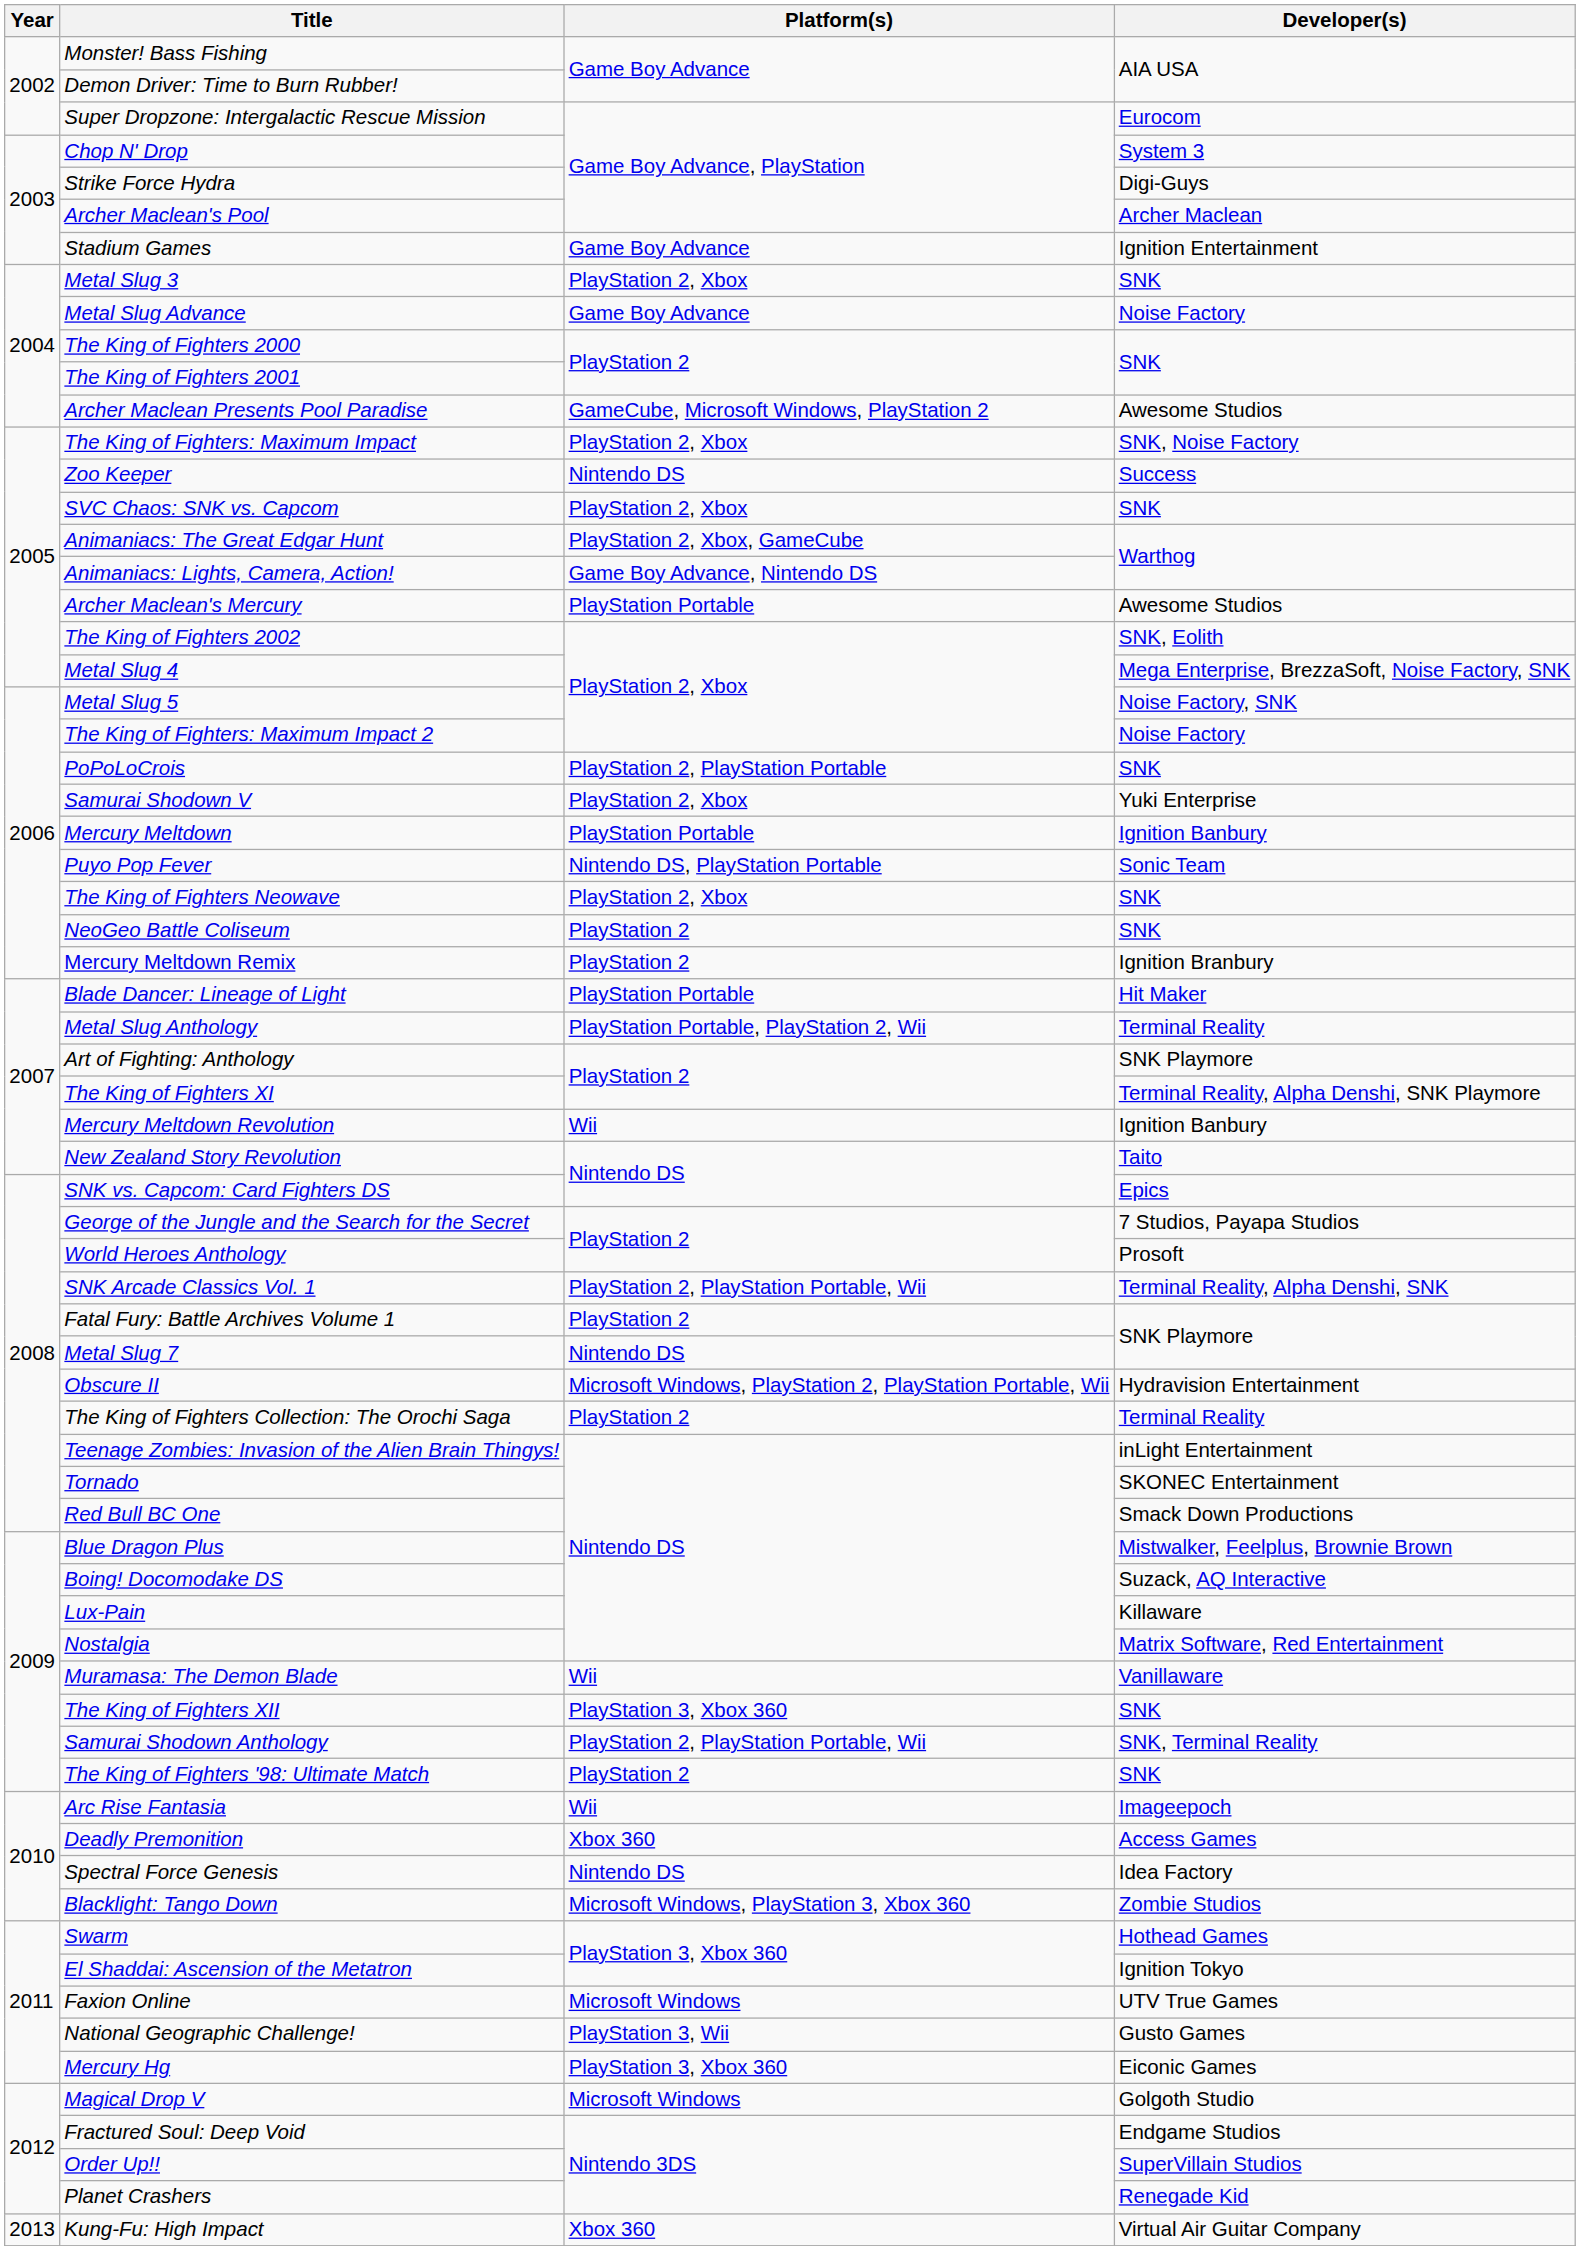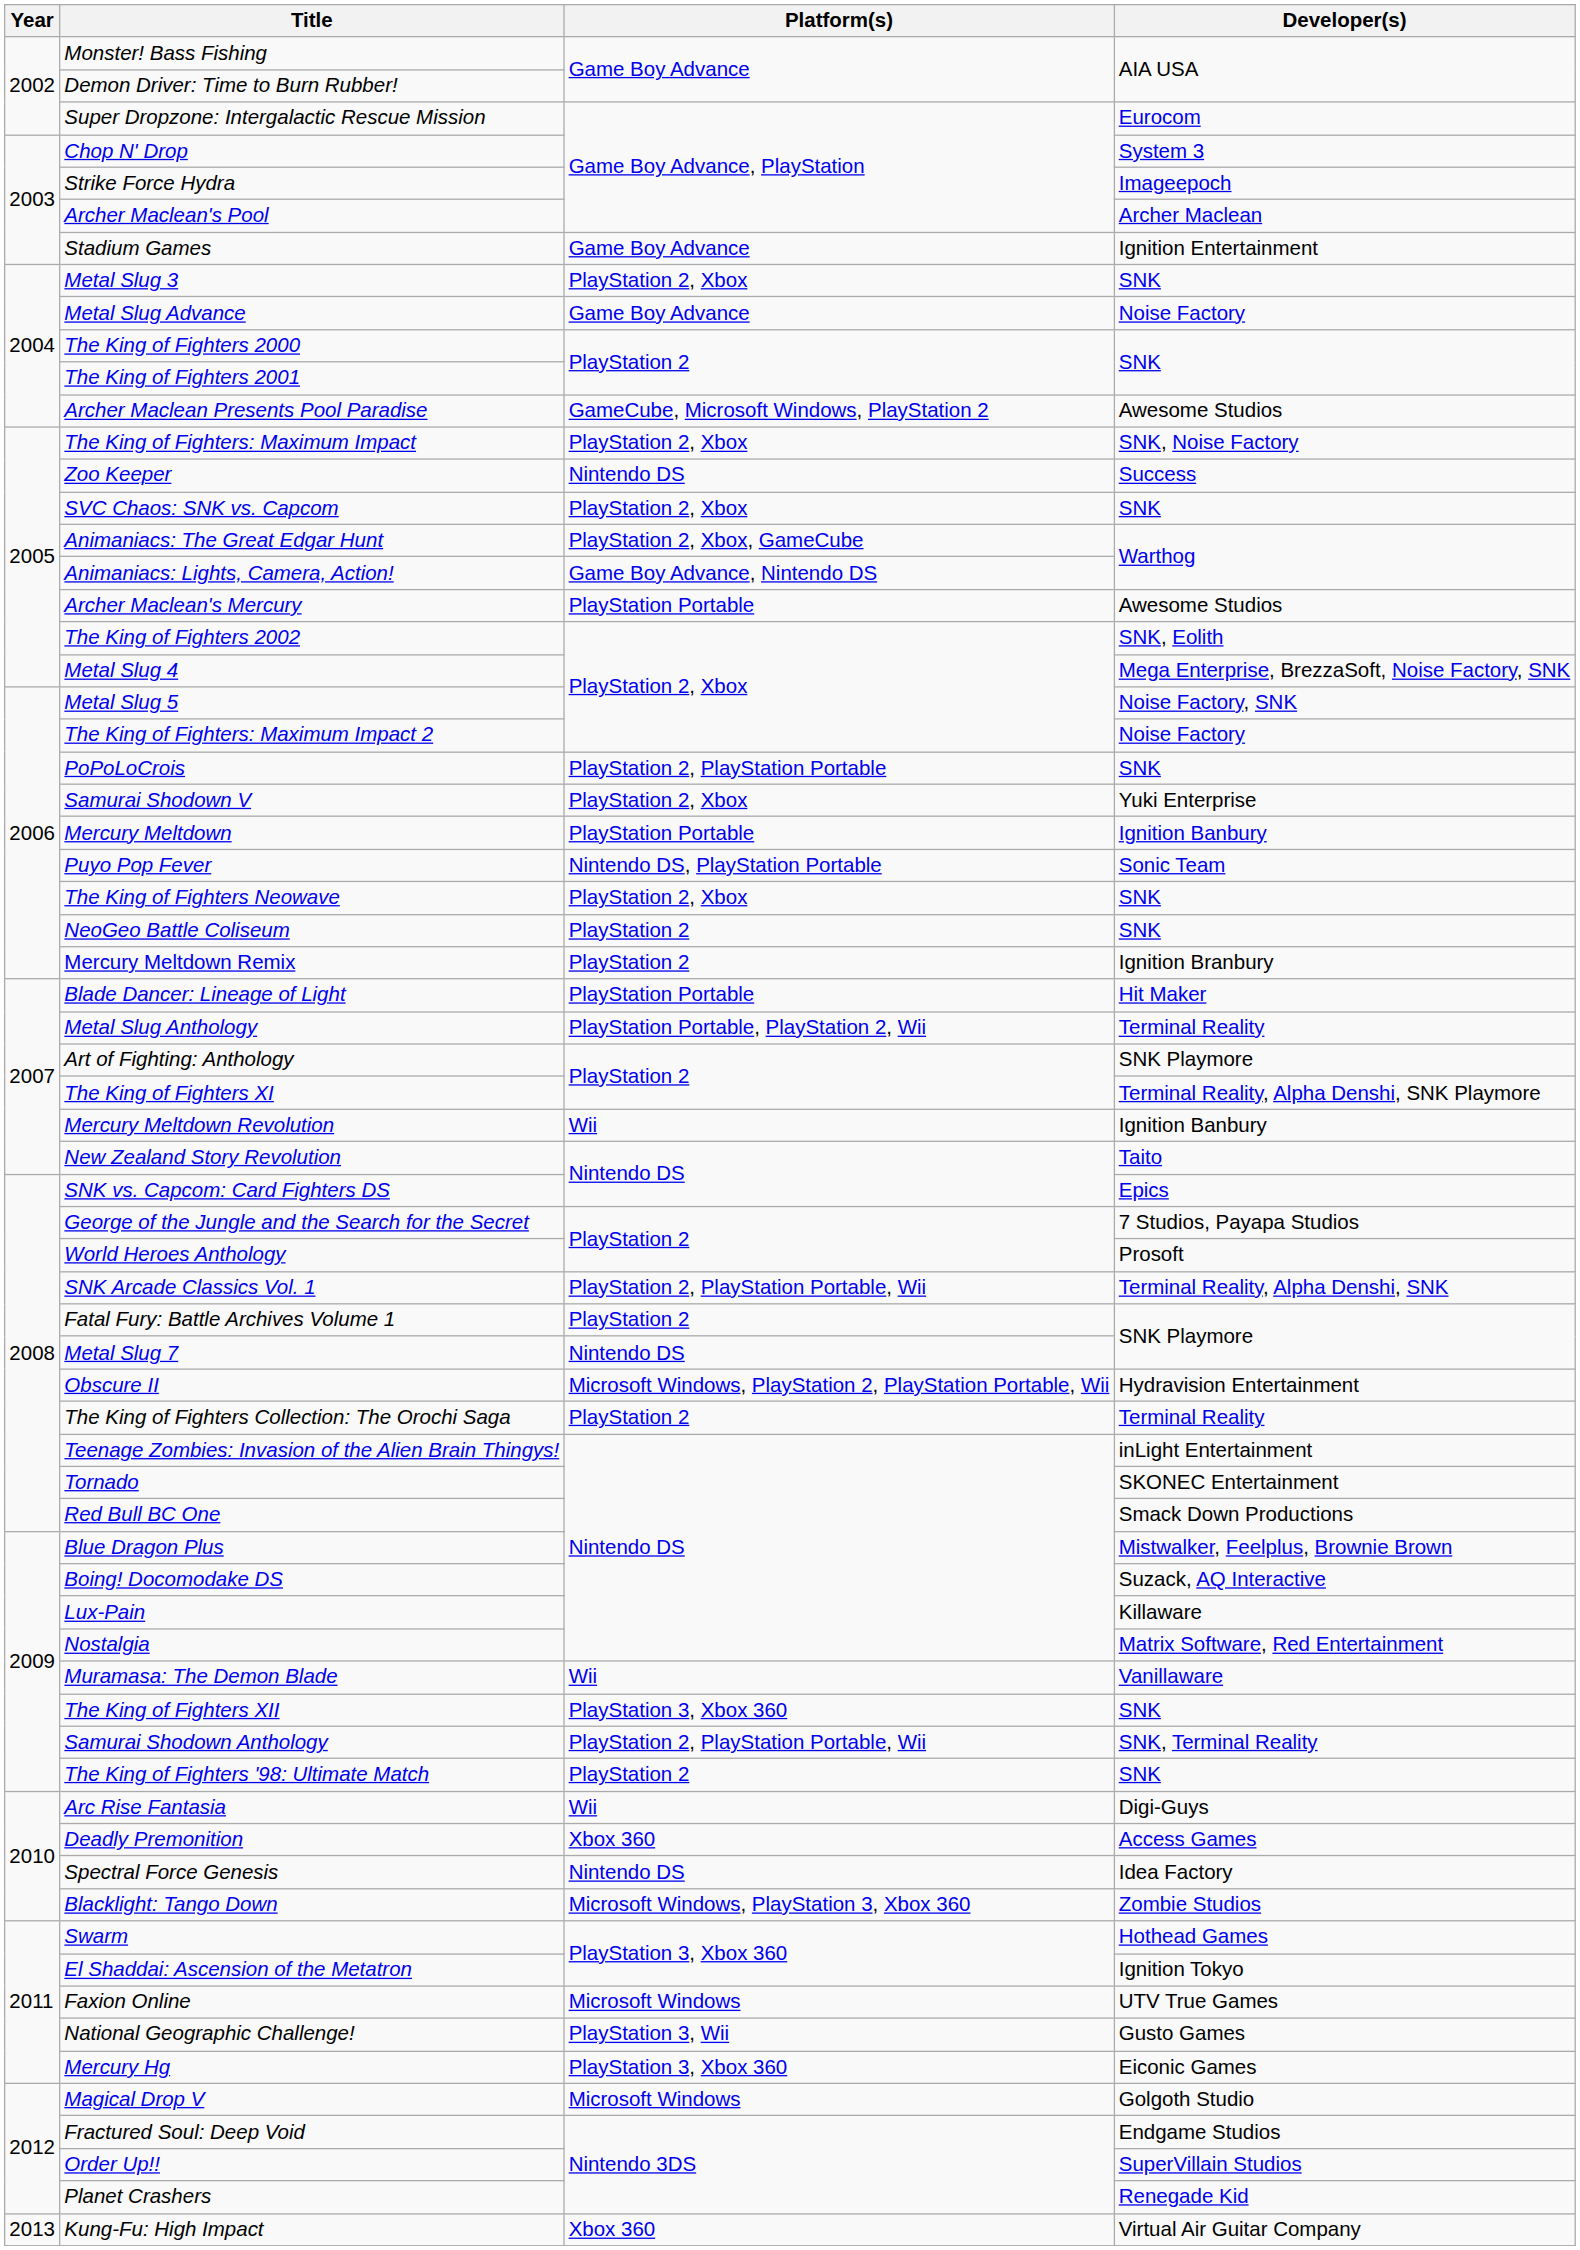(1164, 183) Digi-Guys -> (1175, 183) Imageepoch
(1175, 1807) Imageepoch -> (1164, 1807) Digi-Guys
